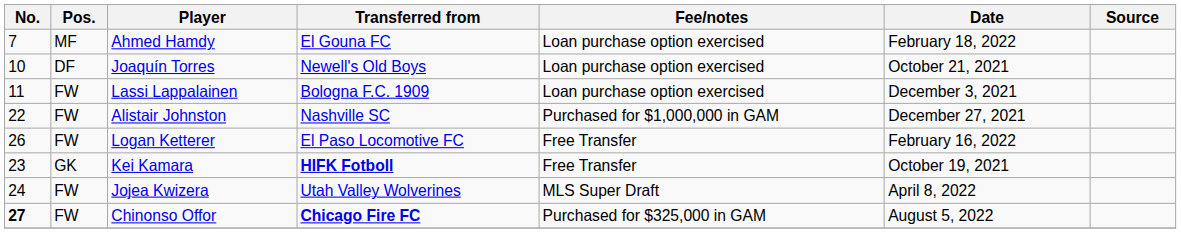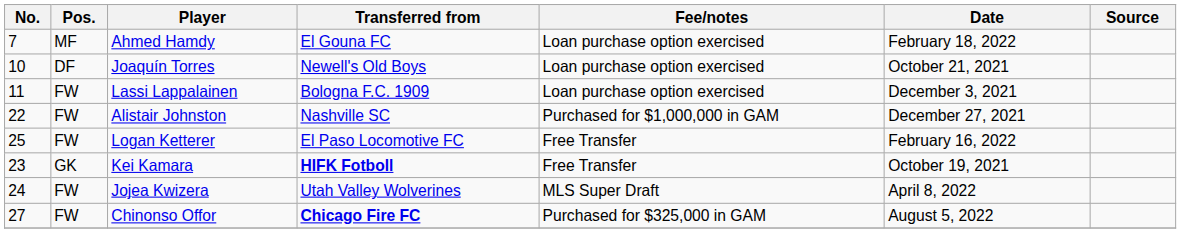(17, 141) 26 -> (17, 141) 25
(17, 215) bold -> (17, 215) normal
